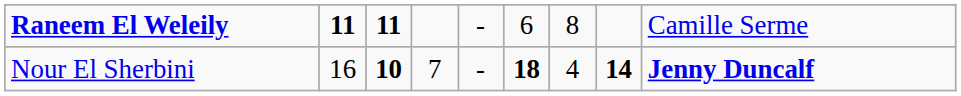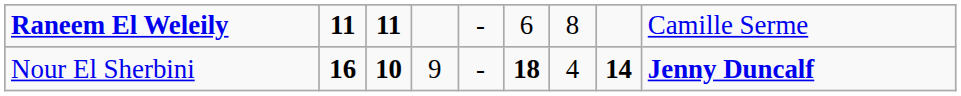(343, 68) normal -> (343, 68) bold
(435, 68) 7 -> (435, 68) 9
